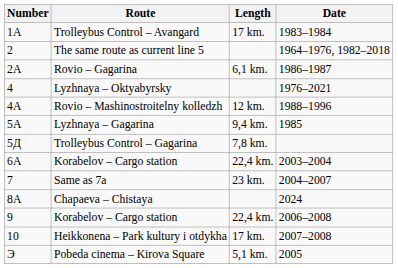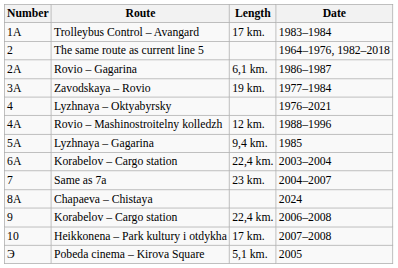+ row: (14, 87)
- row: (14, 143)
